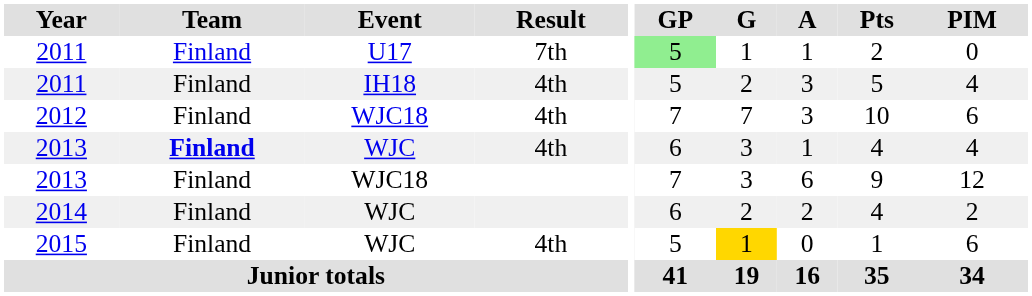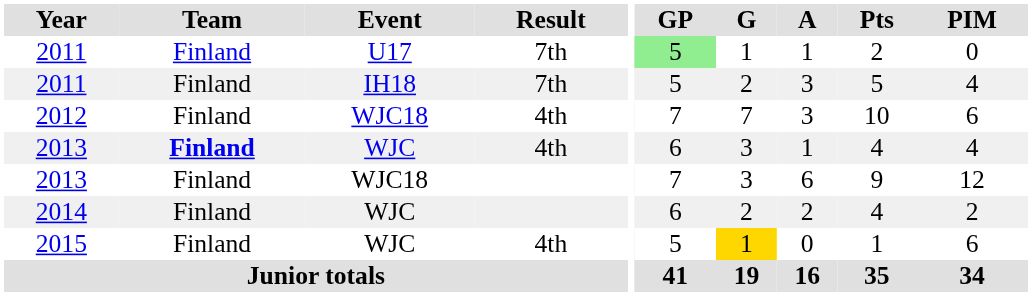(551, 83) 4th -> (551, 83) 7th
